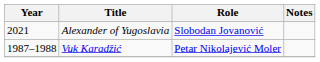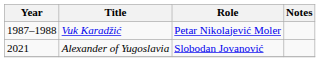rows swapped: (91, 48) <-> (115, 30)
